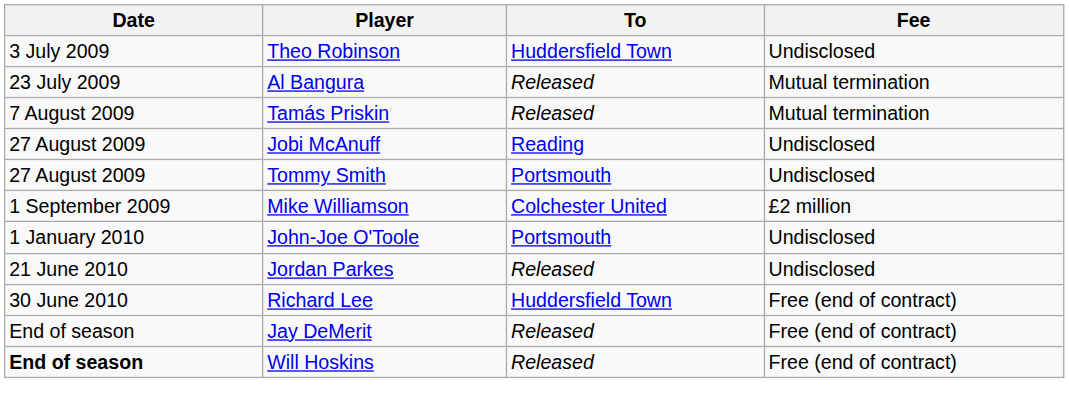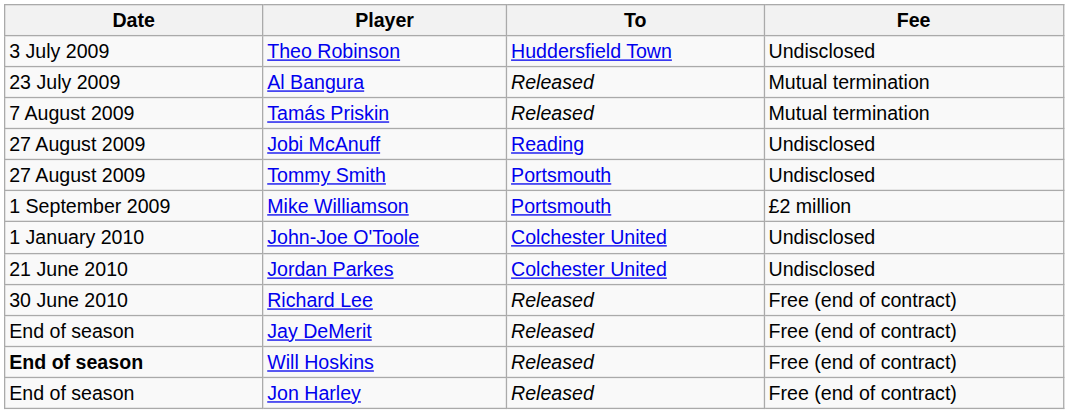(589, 207) Colchester United -> (561, 207) Portsmouth
(561, 238) Portsmouth -> (589, 238) Colchester United
(552, 269) Released -> (589, 269) Colchester United
(591, 300) Huddersfield Town -> (552, 300) Released
+ row: (314, 393)
